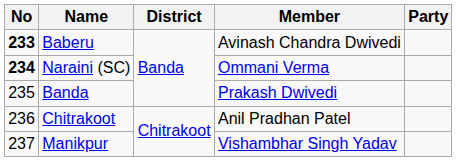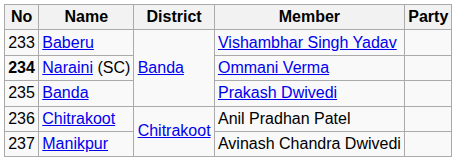(22, 42) bold -> (22, 42) normal
(309, 42) Avinash Chandra Dwivedi -> (307, 42) Vishambhar Singh Yadav
(307, 144) Vishambhar Singh Yadav -> (309, 144) Avinash Chandra Dwivedi
